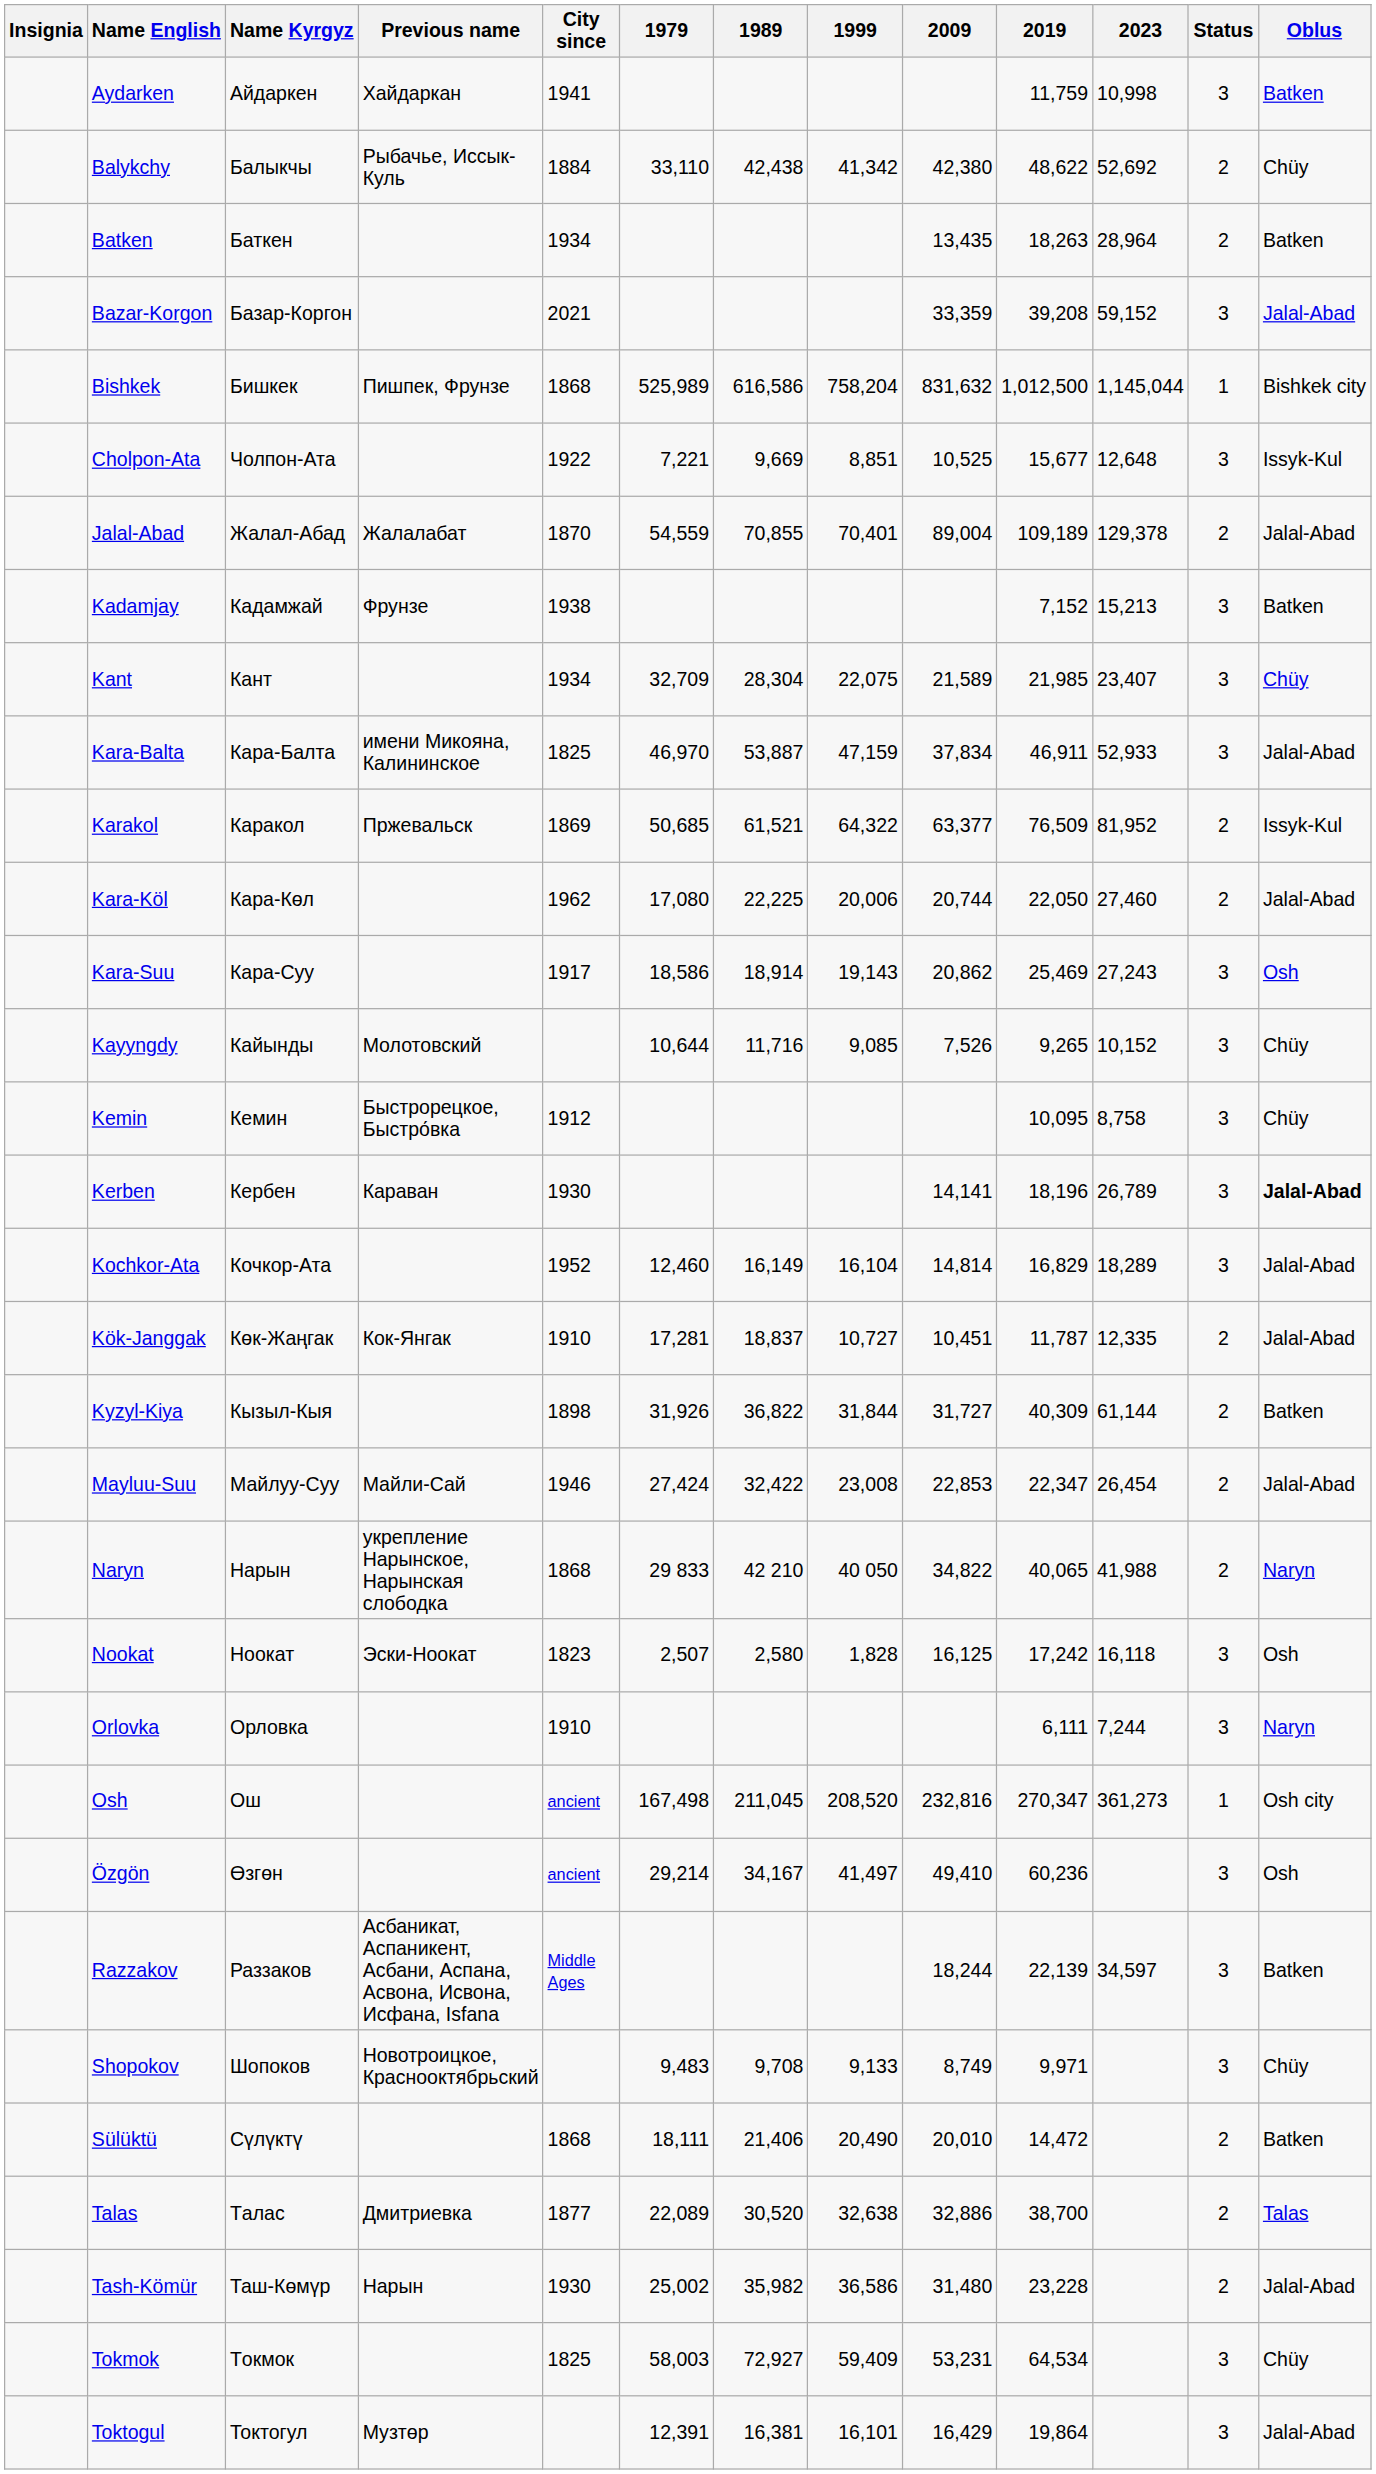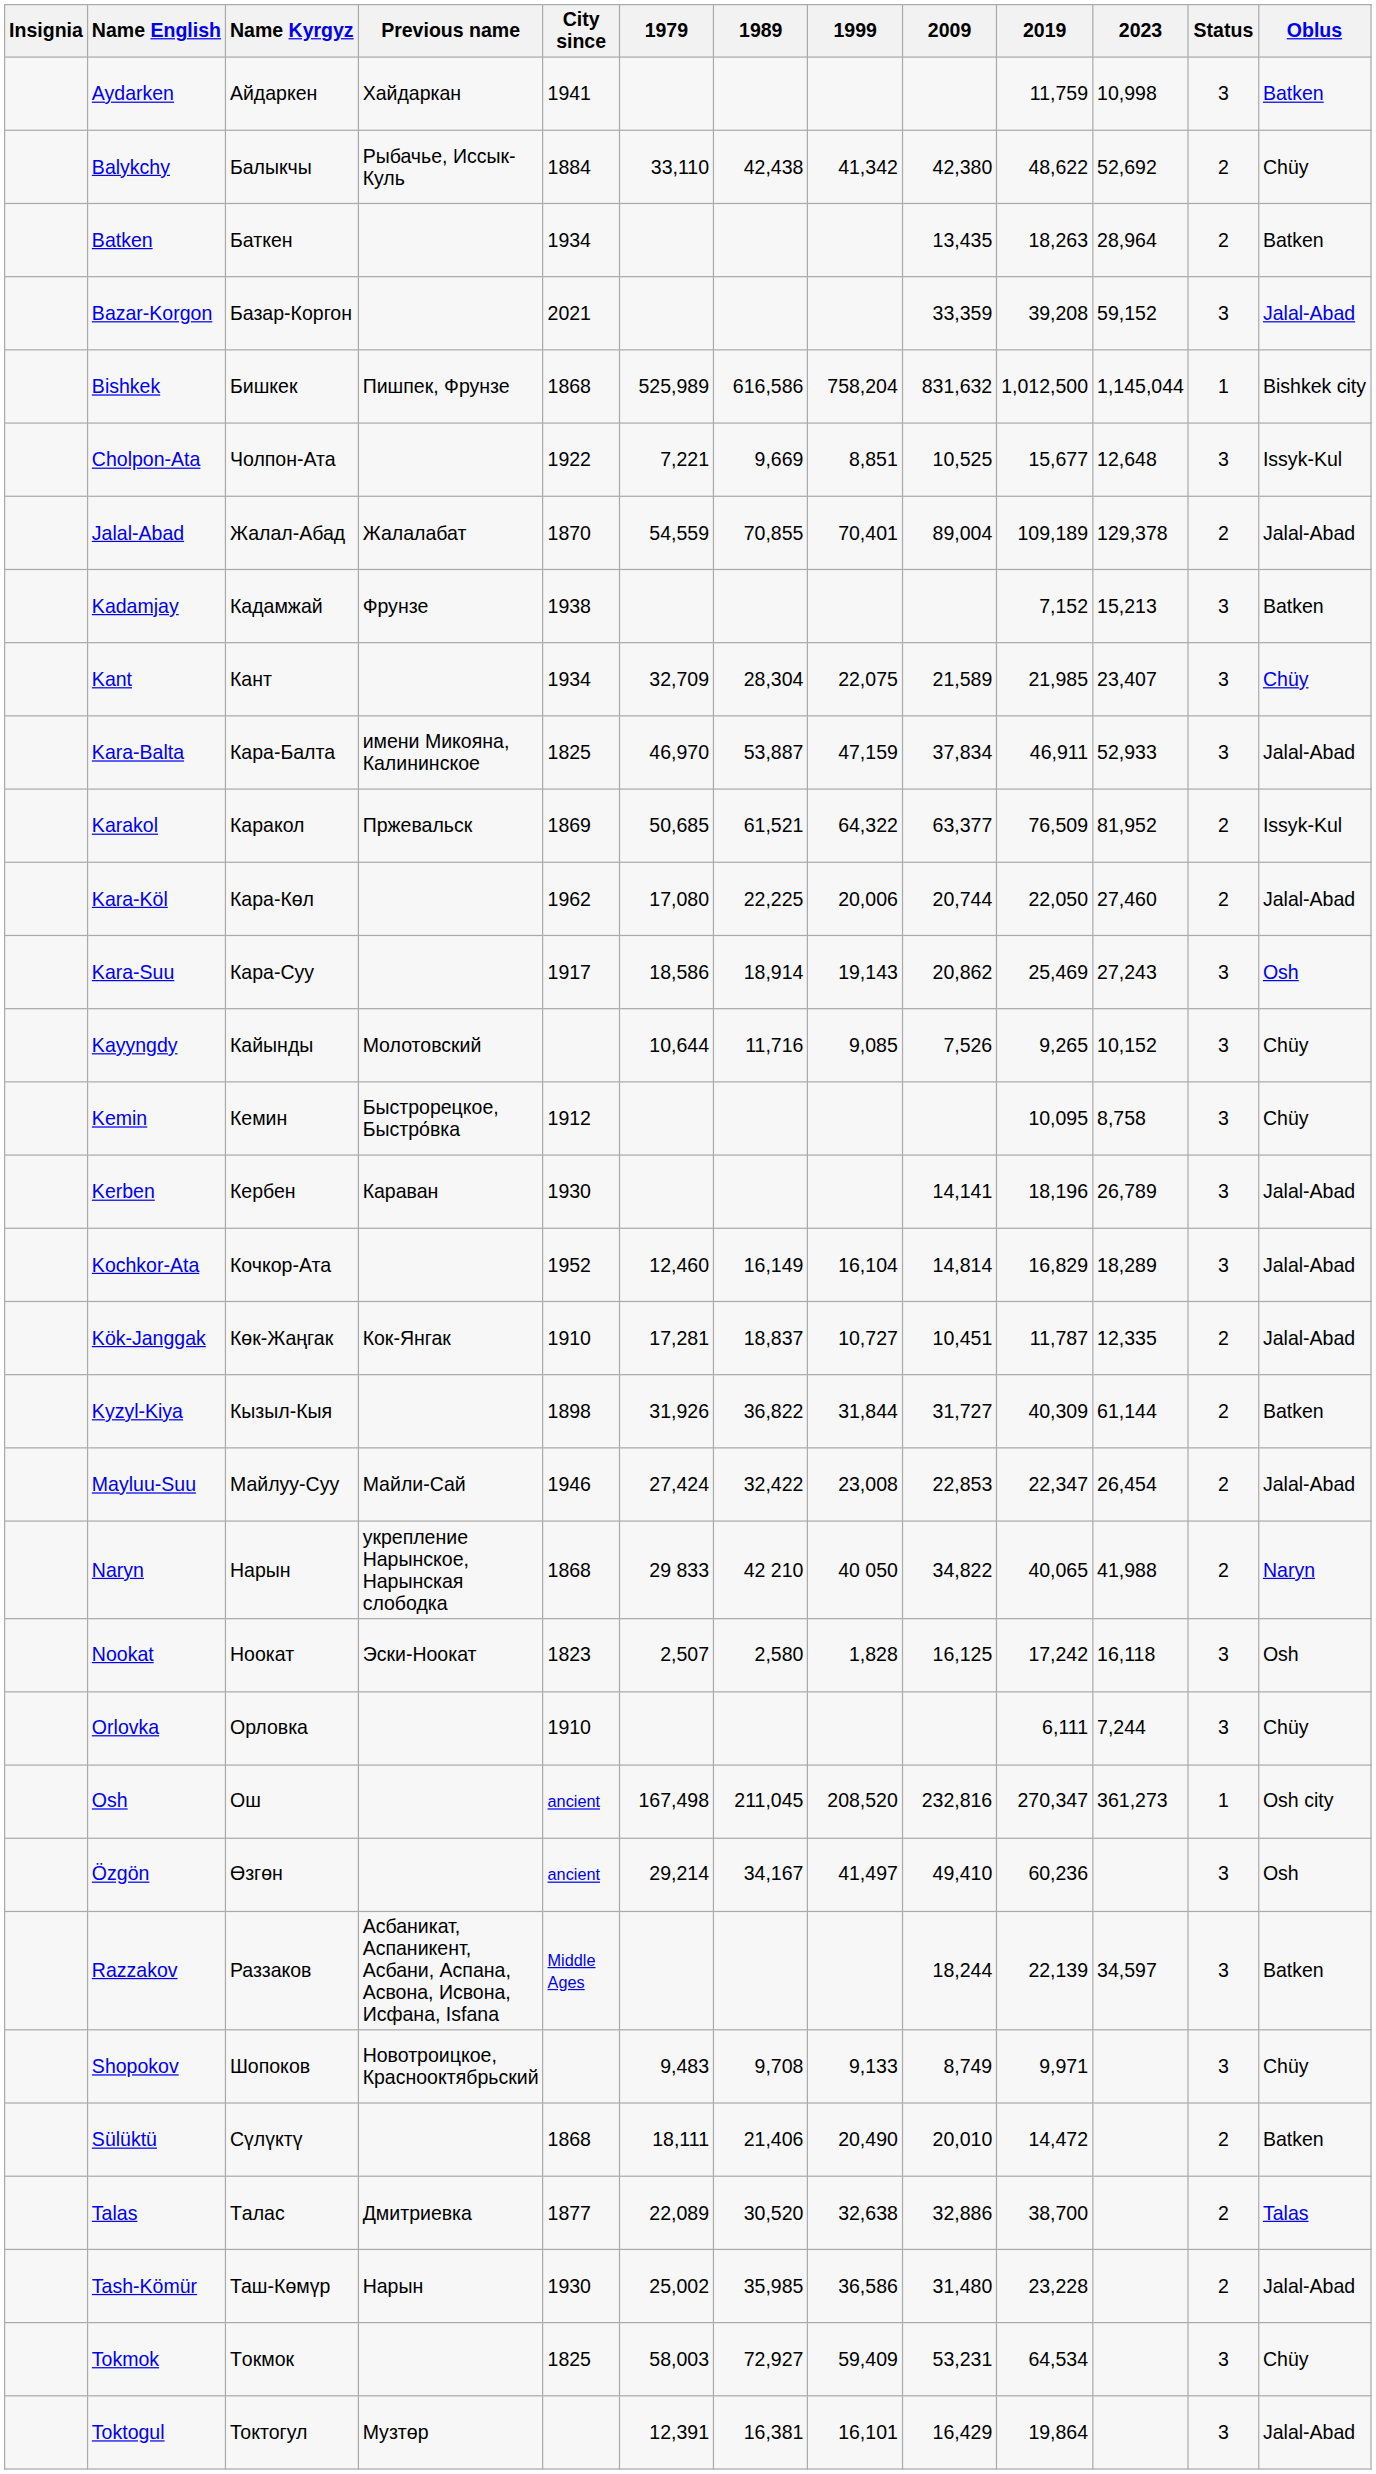(1312, 1192) bold -> (1309, 1192) normal
(1289, 1728) Naryn -> (1286, 1728) Chüy
(774, 2286) 35,982 -> (774, 2286) 35,985
